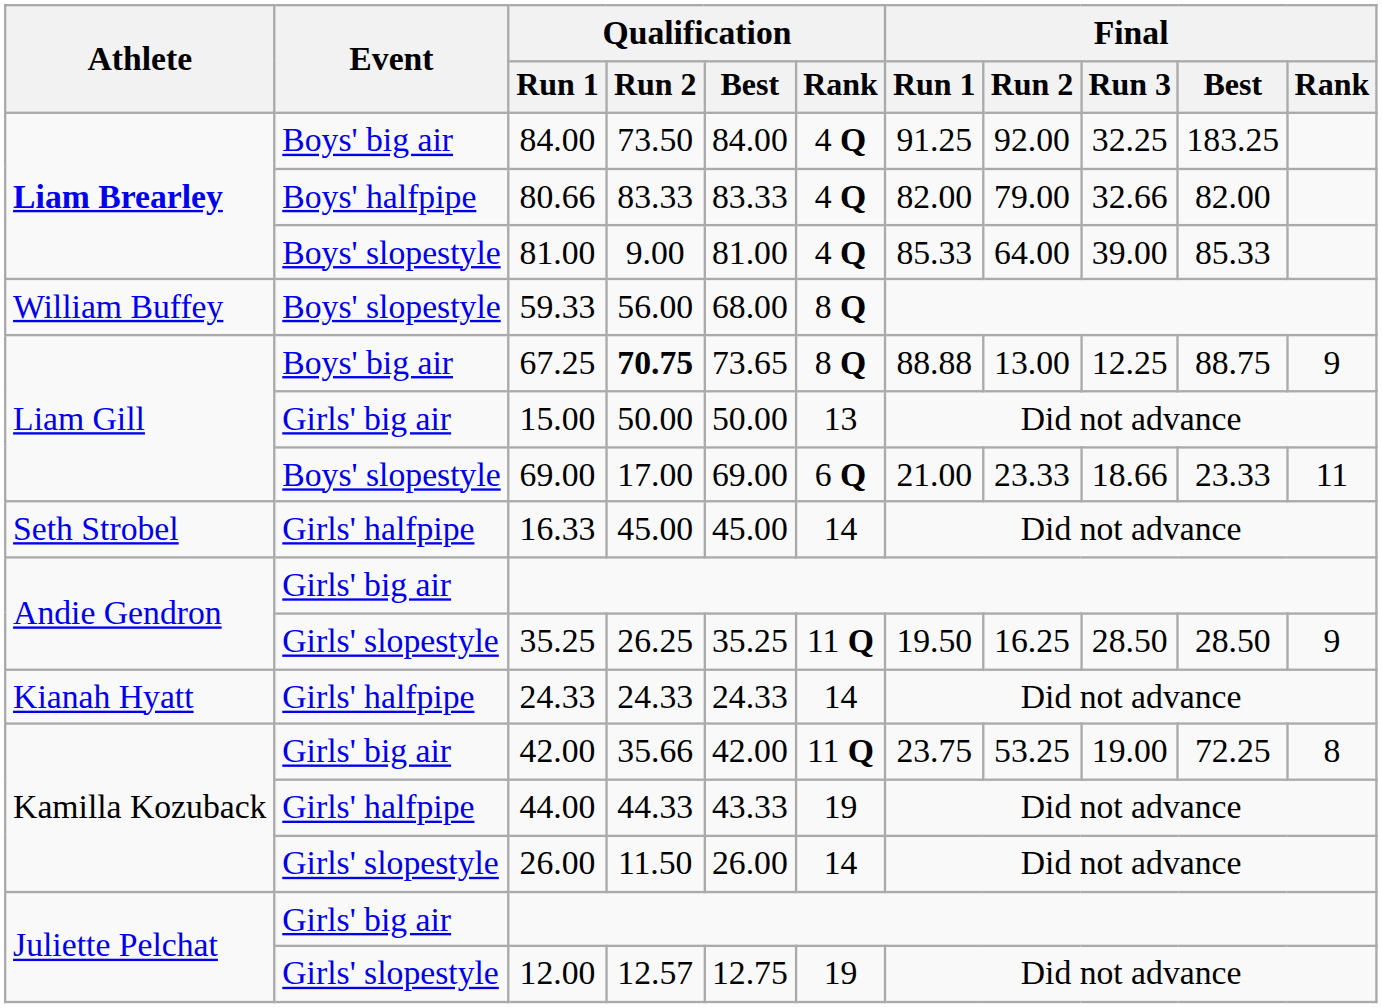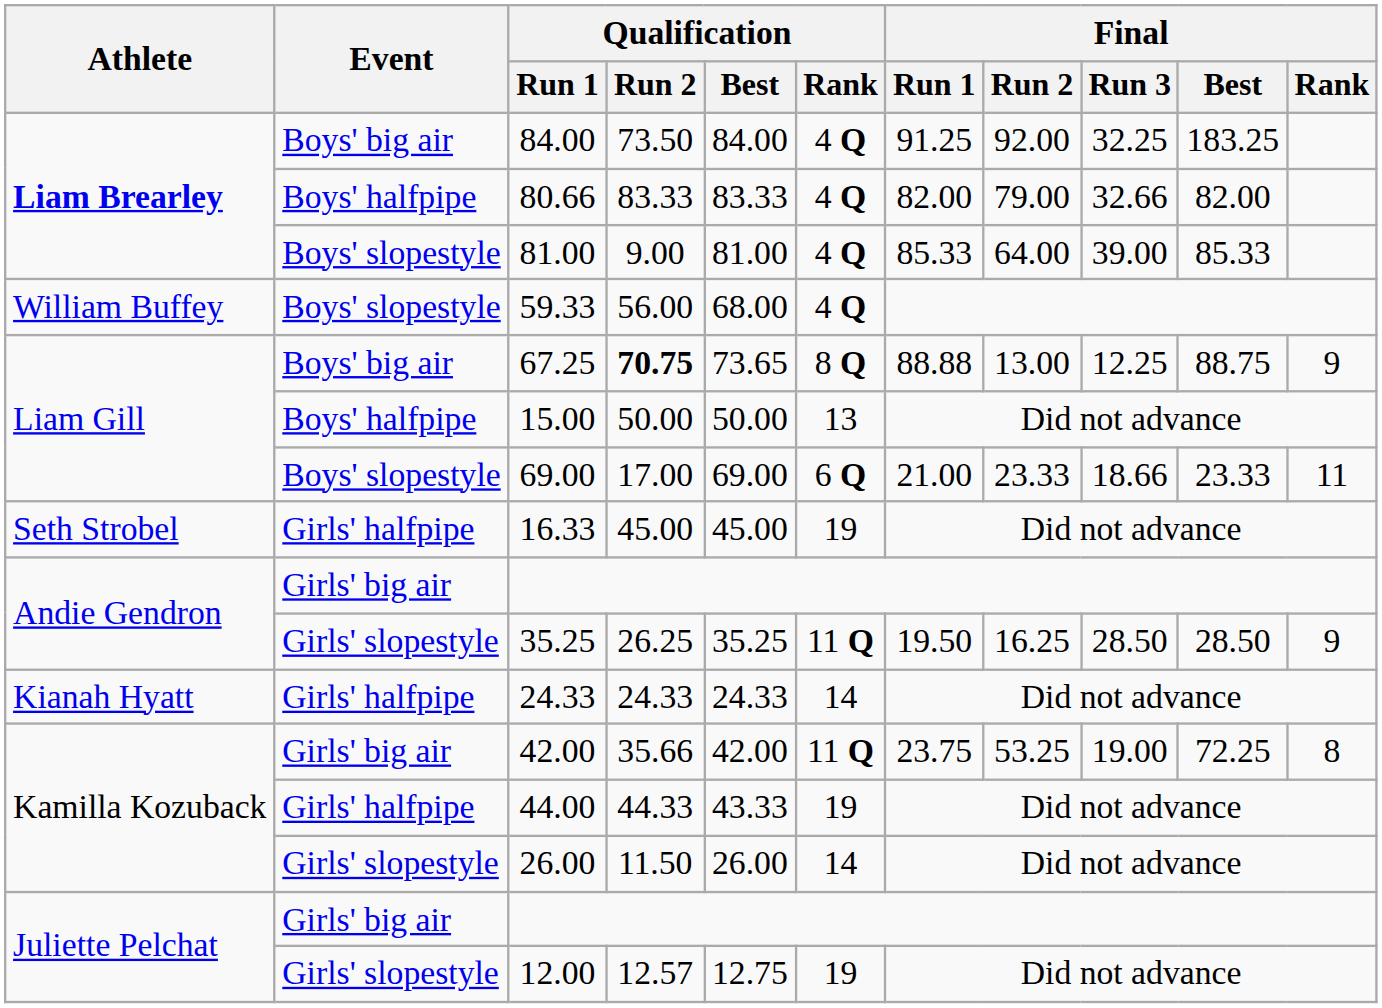(841, 307) 8 Q -> (841, 307) 4 Q
(367, 418) Girls' big air -> (379, 418) Boys' halfpipe
(841, 529) 14 -> (841, 529) 19
